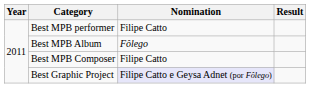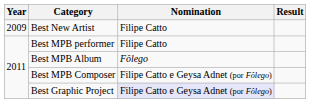+ row: (63, 28)
(143, 59) Filipe Catto -> (196, 75) Filipe Catto e Geysa Adnet (por Fôlego)
